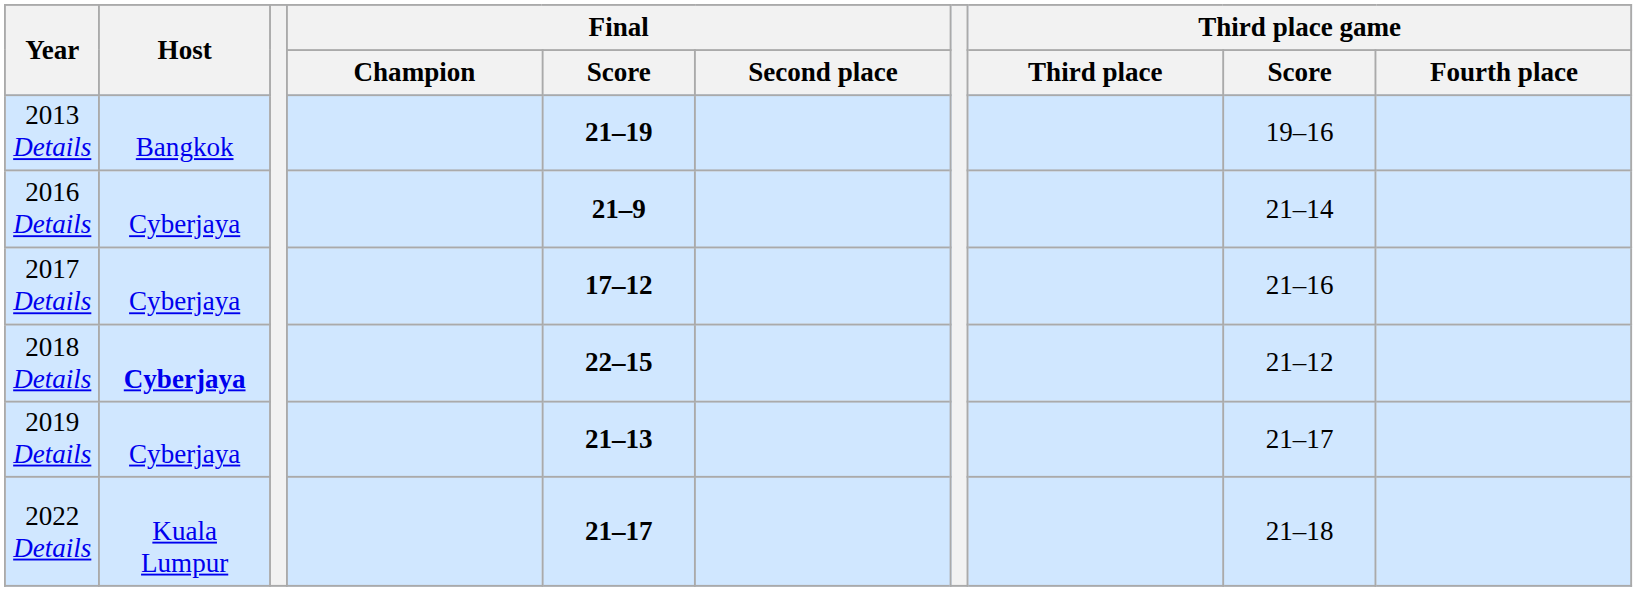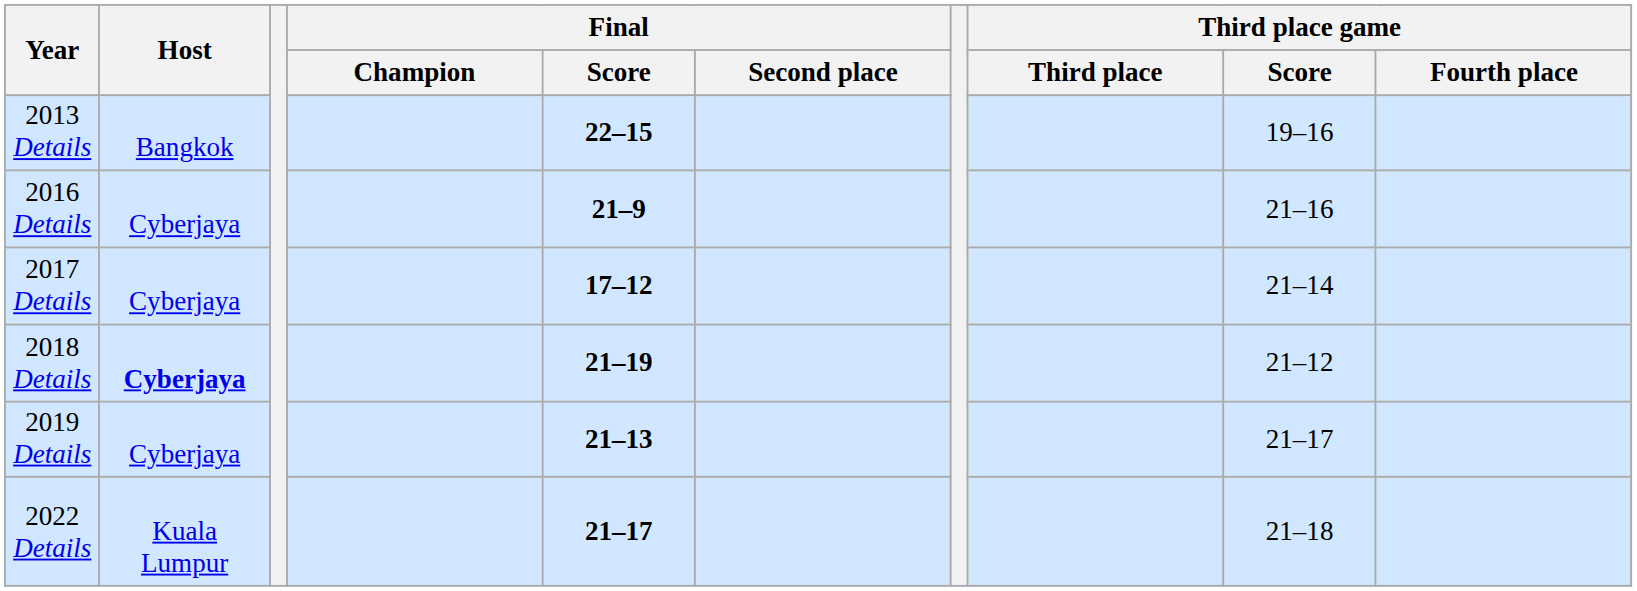(619, 132) 21–19 -> (619, 132) 22–15
(1300, 209) 21–14 -> (1300, 209) 21–16
(1300, 285) 21–16 -> (1300, 285) 21–14
(619, 362) 22–15 -> (619, 362) 21–19
